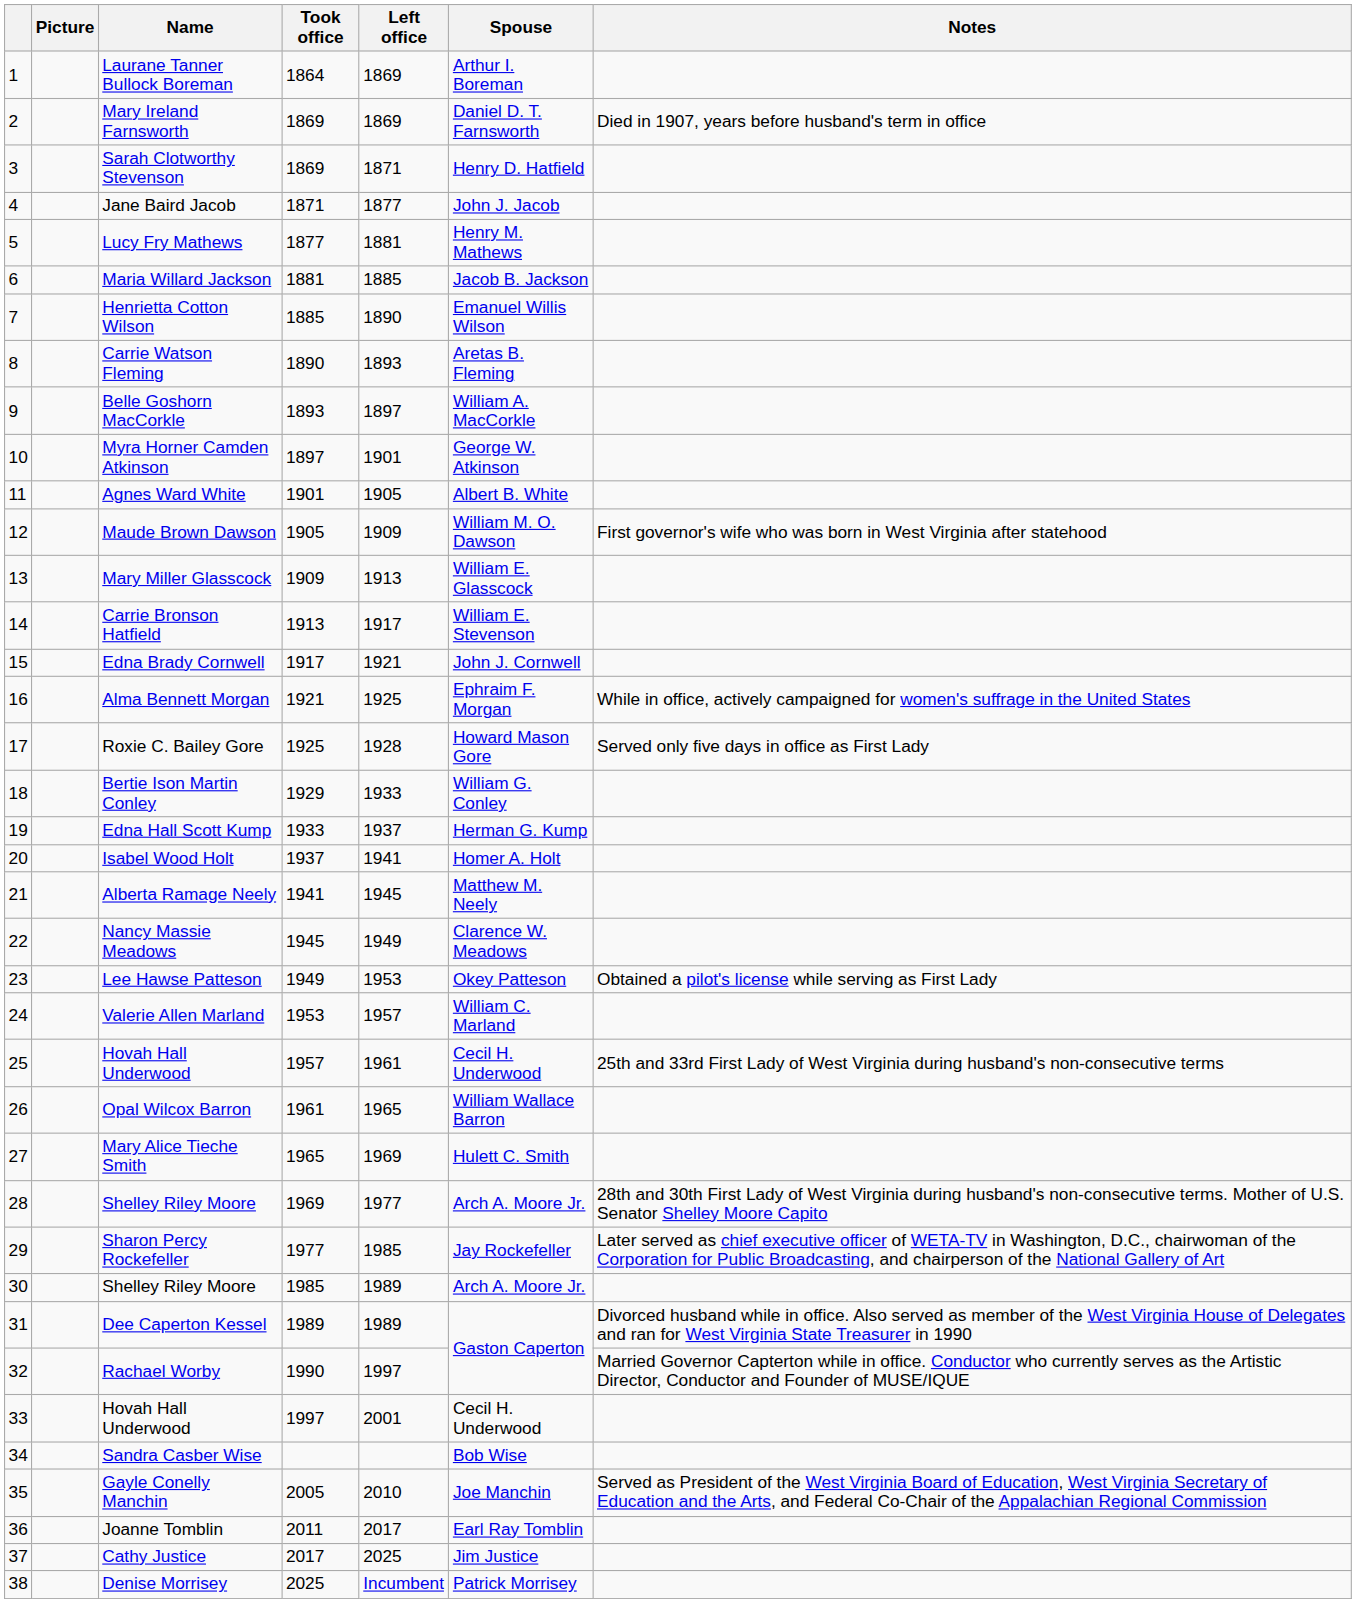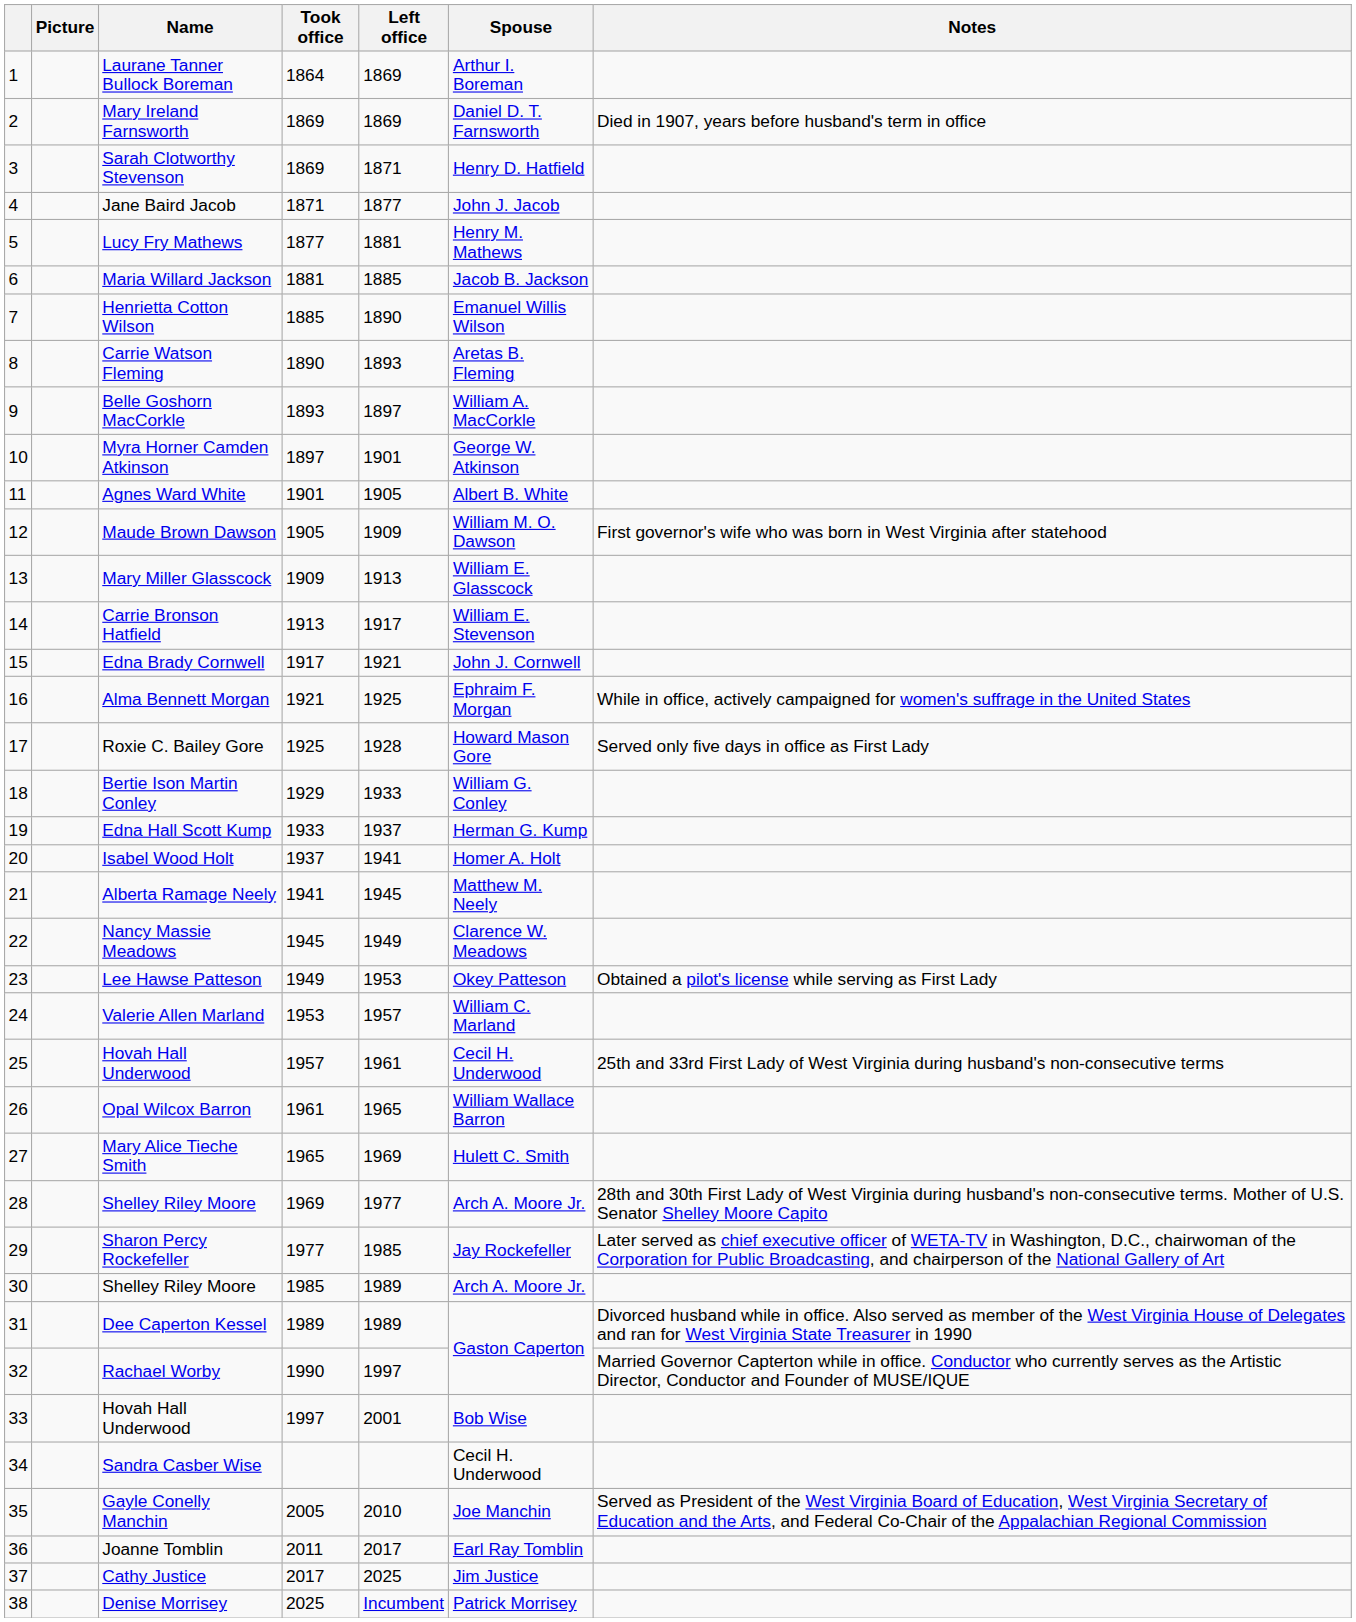(497, 1418) Cecil H. Underwood -> (490, 1418) Bob Wise
(490, 1455) Bob Wise -> (497, 1465) Cecil H. Underwood
